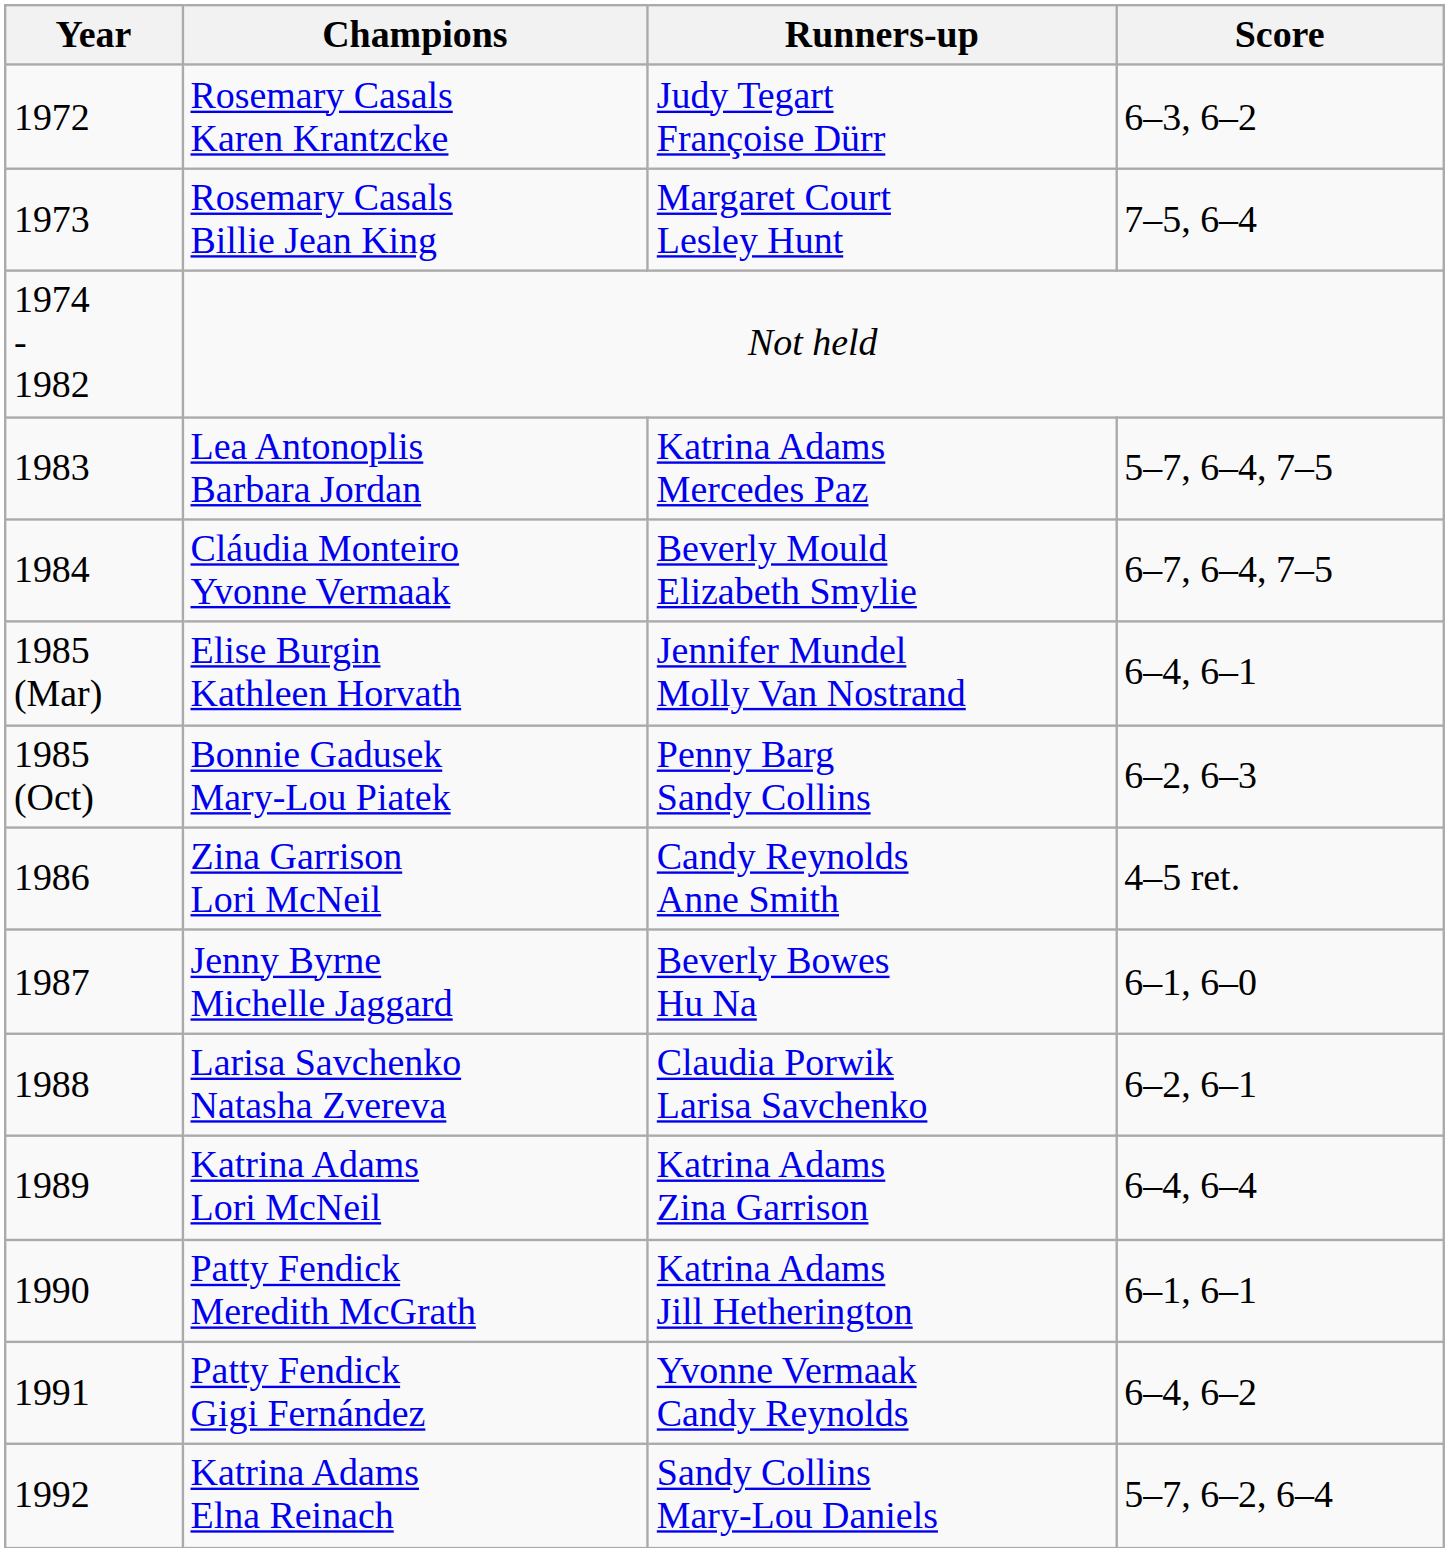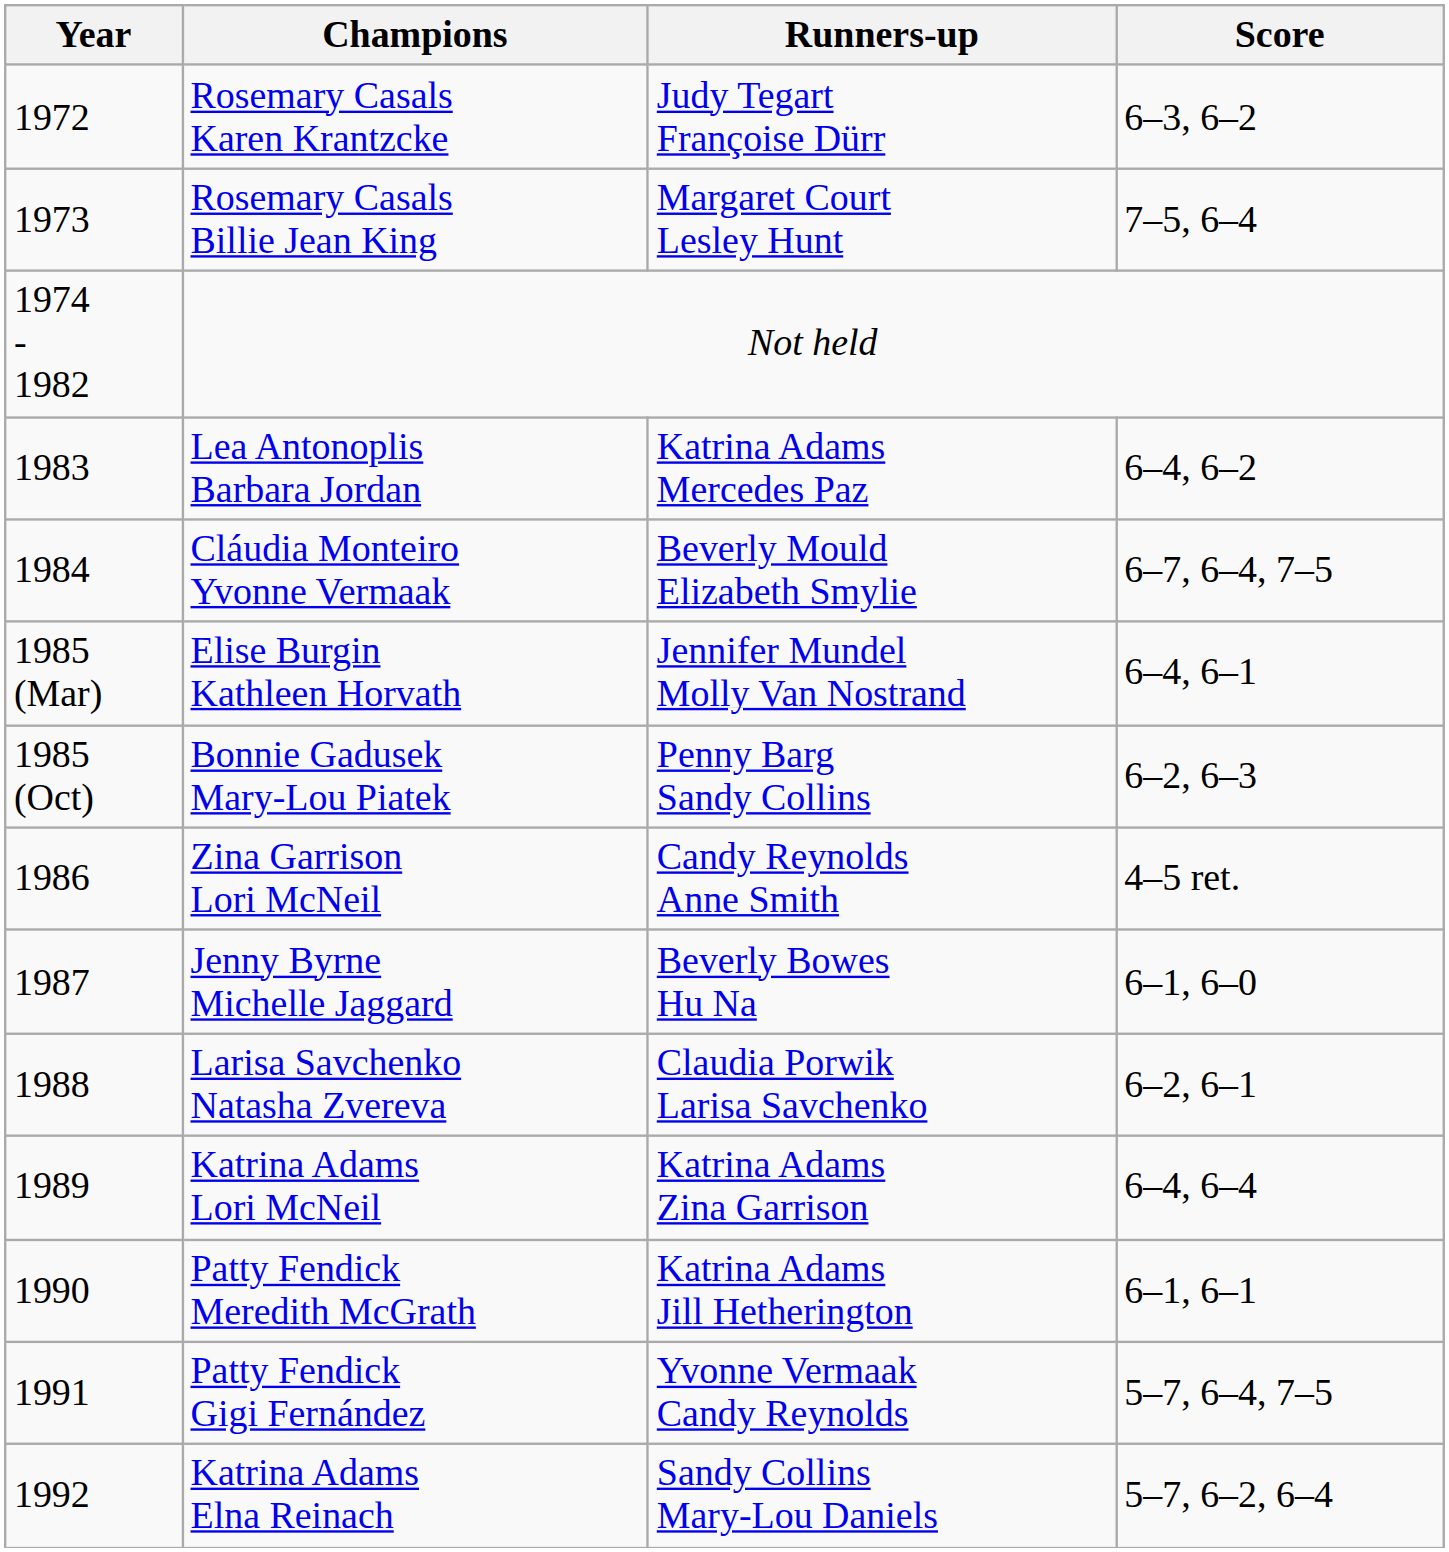(1229, 467) 5–7, 6–4, 7–5 -> (1191, 467) 6–4, 6–2
(1191, 1392) 6–4, 6–2 -> (1229, 1392) 5–7, 6–4, 7–5
